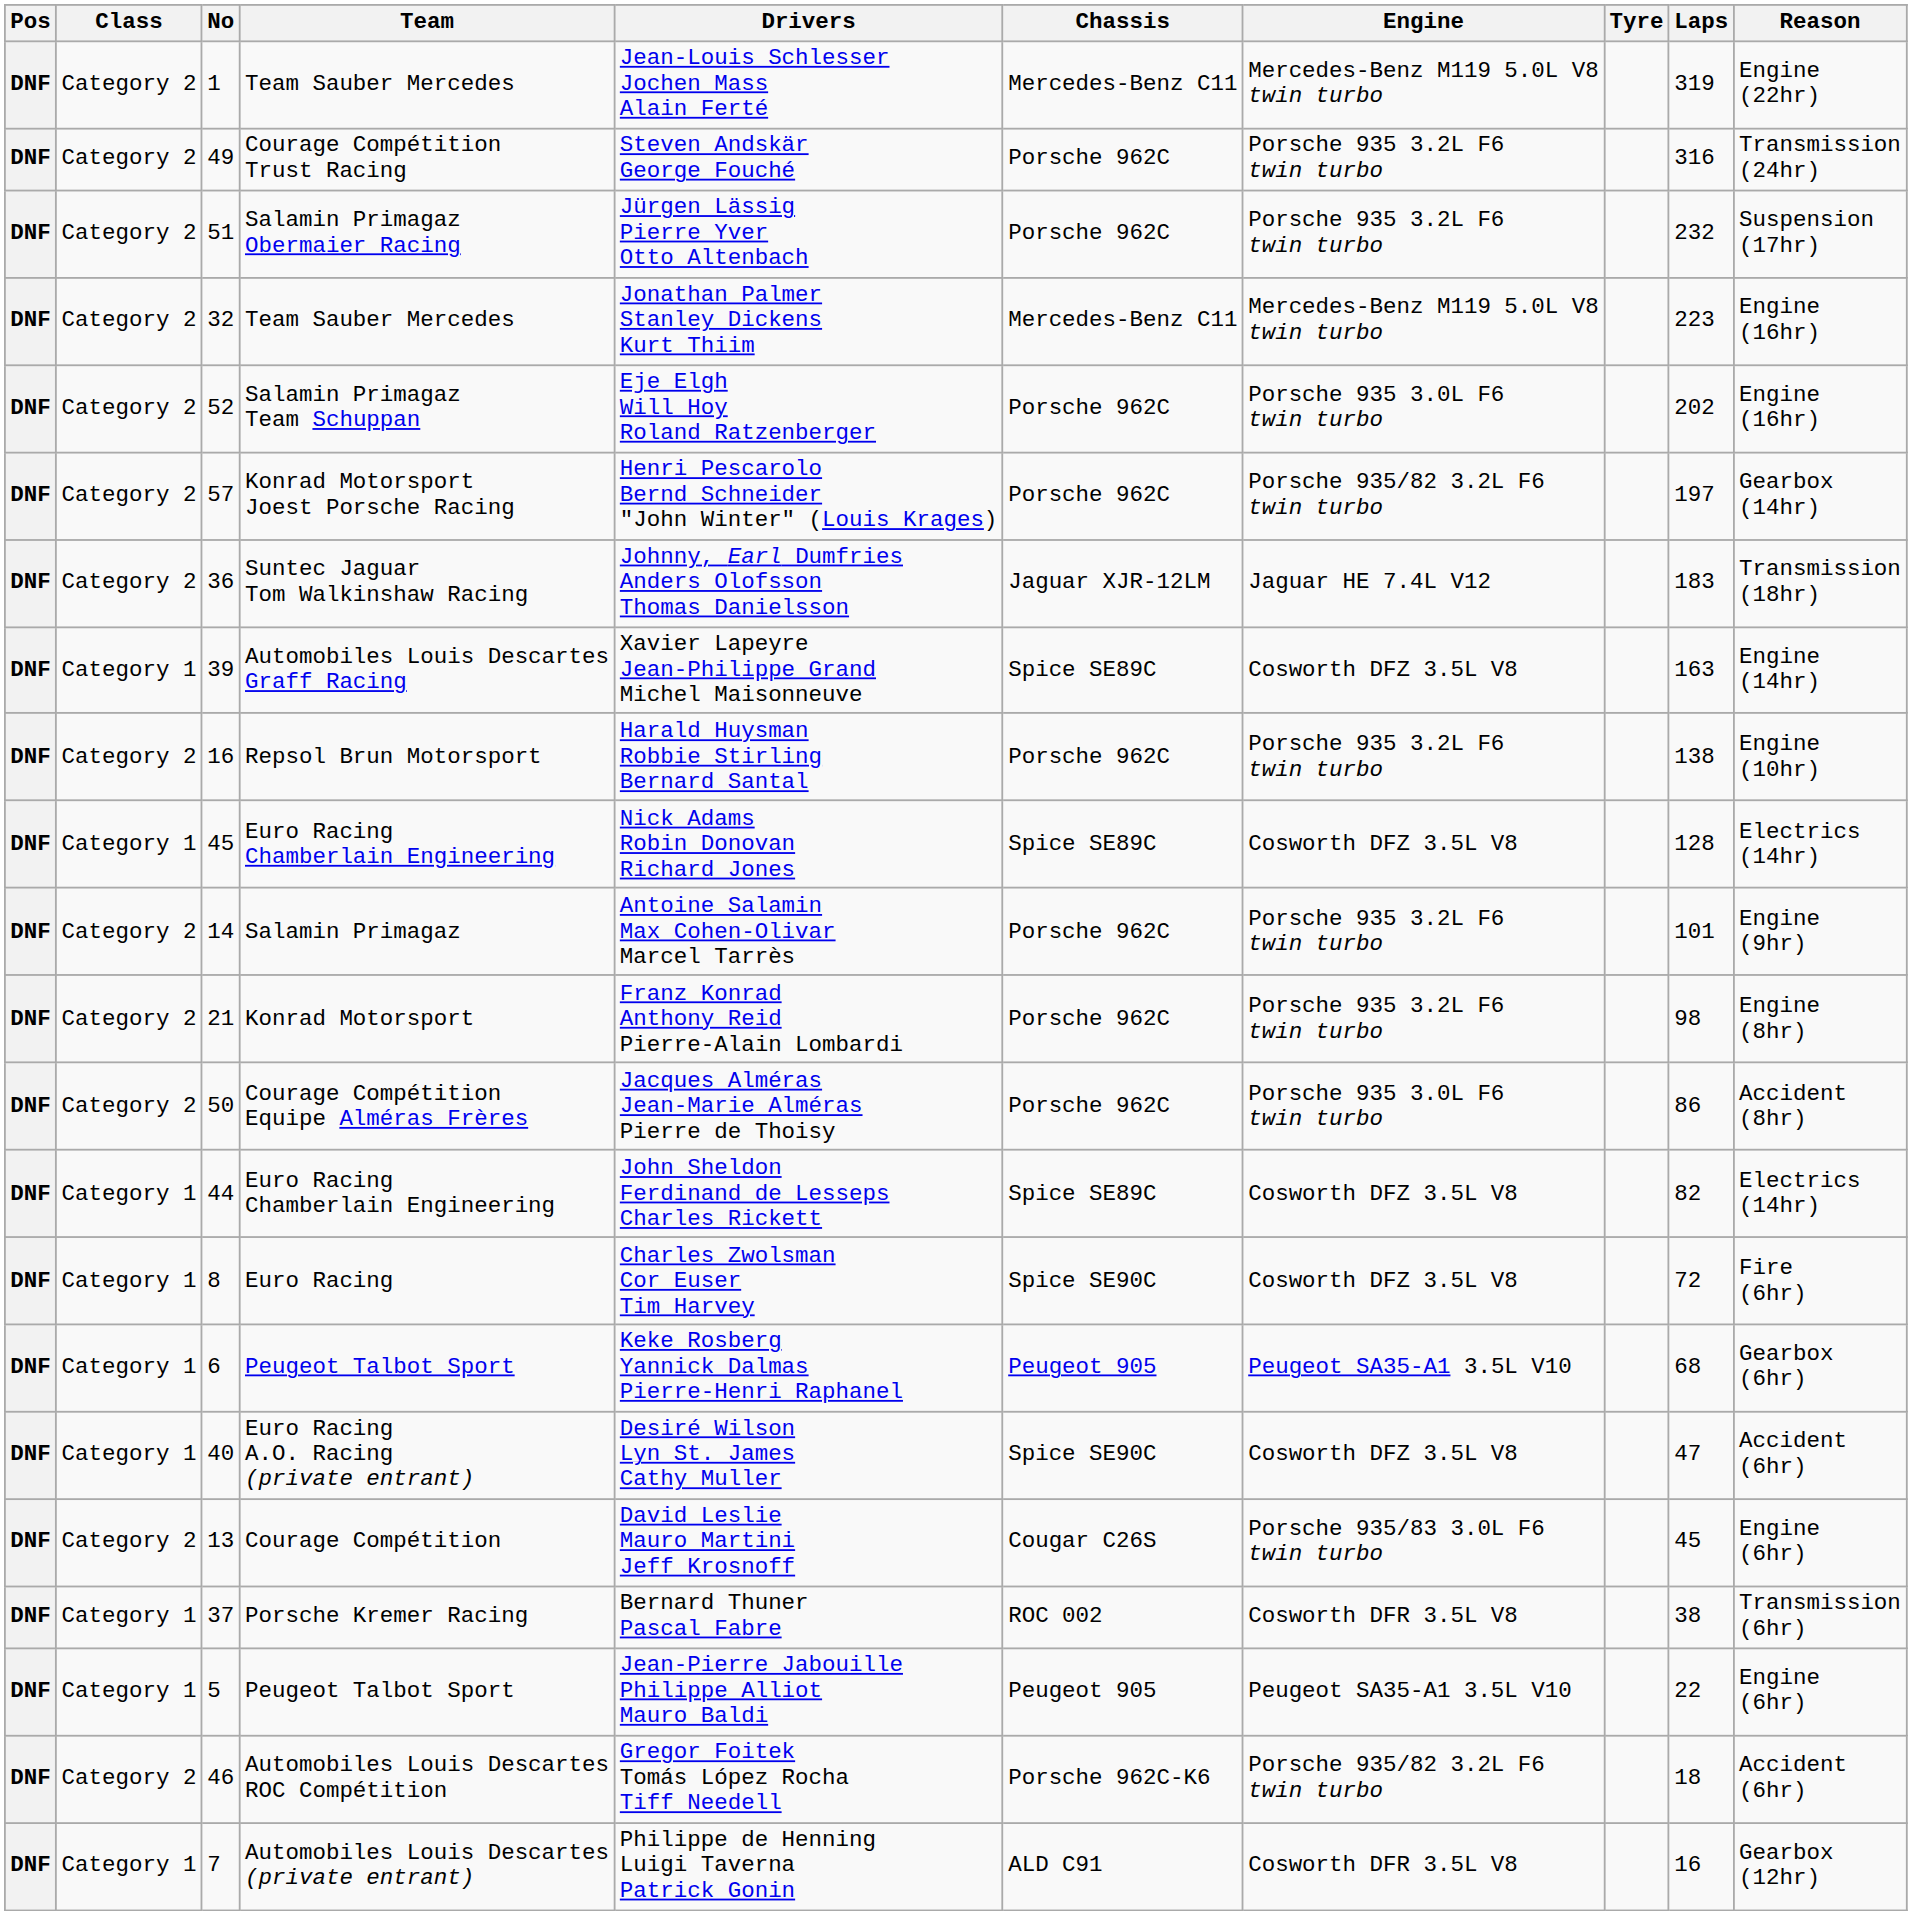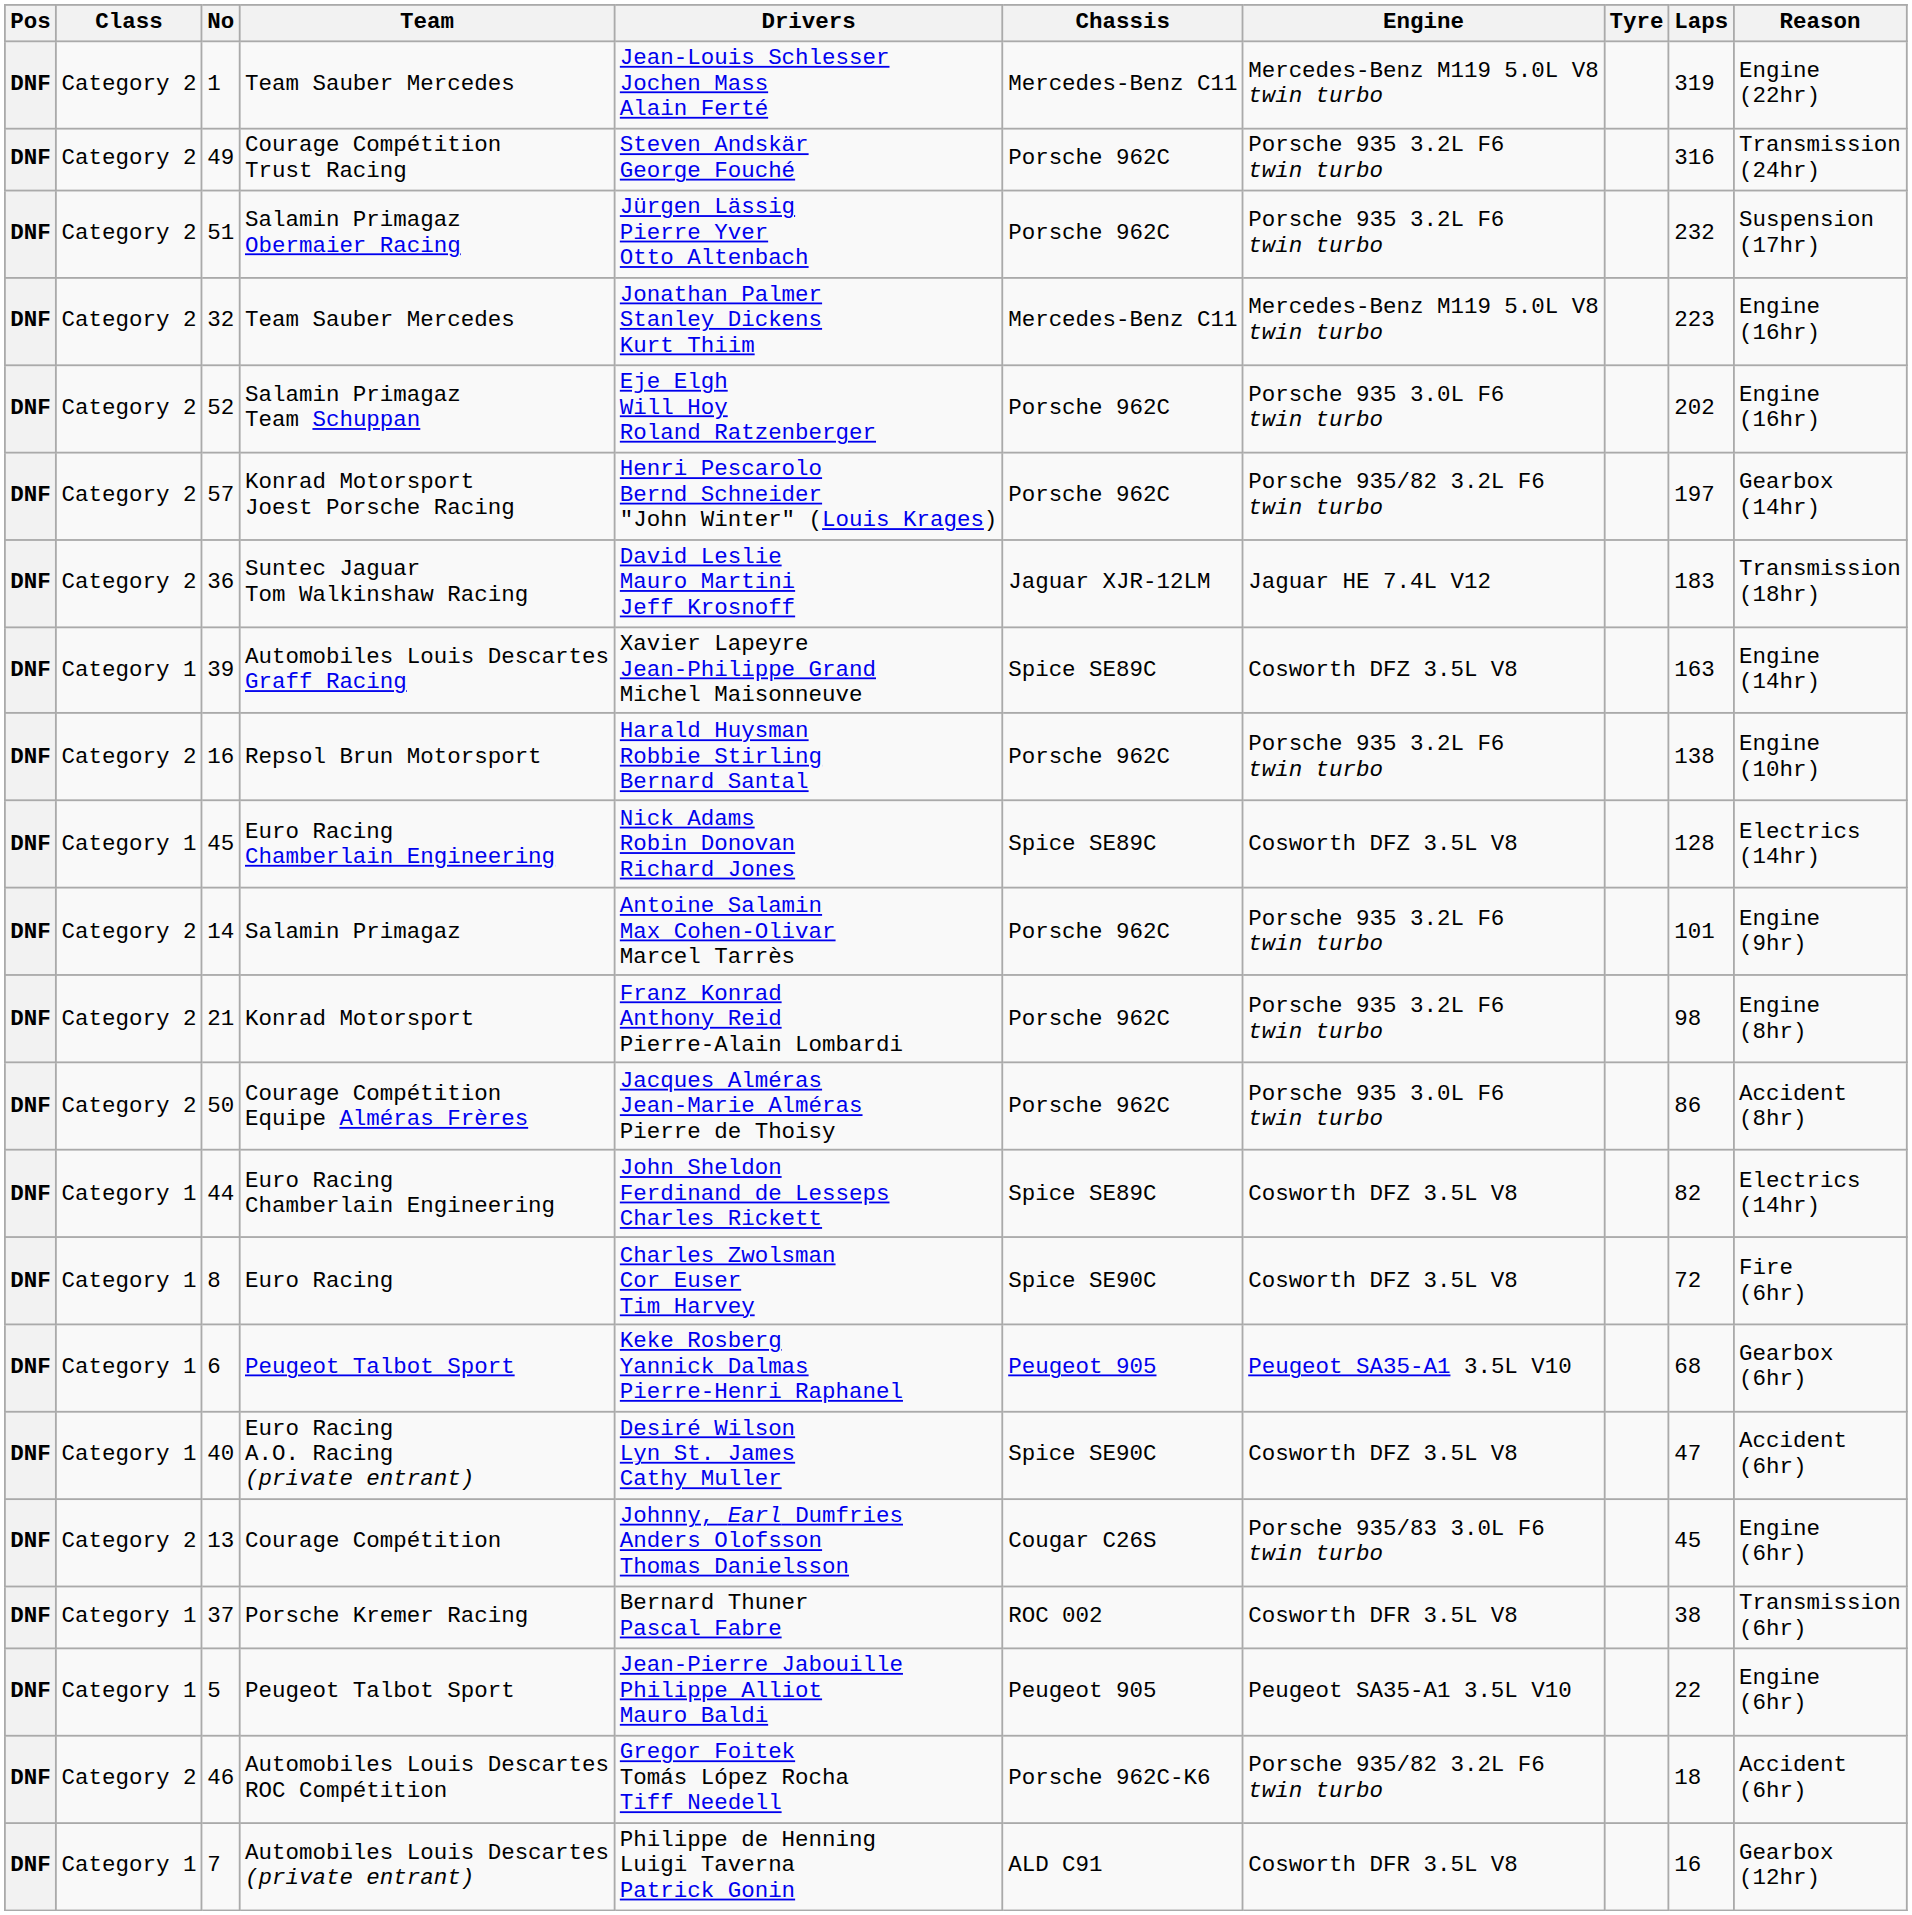(761, 583) Johnny, Earl Dumfries Anders Olofsson Thomas Danielsson -> (707, 583) David Leslie Mauro Martini Jeff Krosnoff
(707, 1543) David Leslie Mauro Martini Jeff Krosnoff -> (761, 1543) Johnny, Earl Dumfries Anders Olofsson Thomas Danielsson
